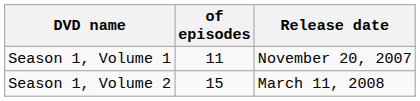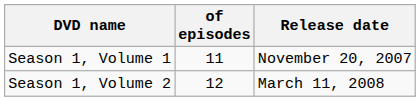(214, 83) 15 -> (214, 83) 12
